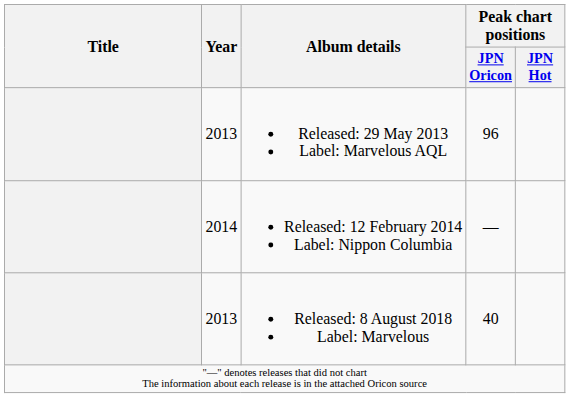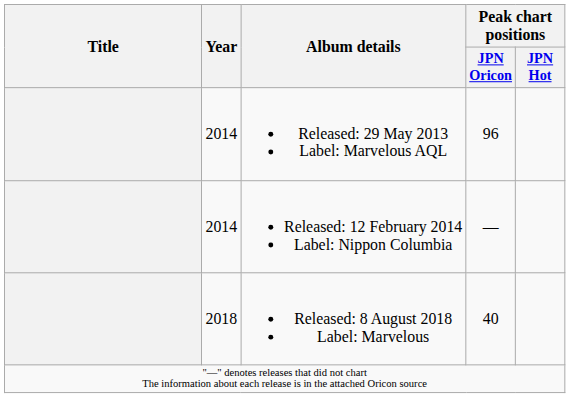(221, 134) 2013 -> (221, 134) 2014
(221, 318) 2013 -> (221, 318) 2018
